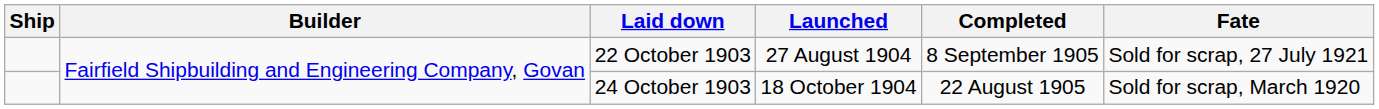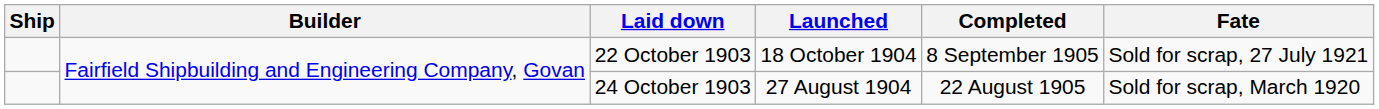(839, 54) 27 August 1904 -> (839, 54) 18 October 1904
(839, 87) 18 October 1904 -> (839, 87) 27 August 1904
